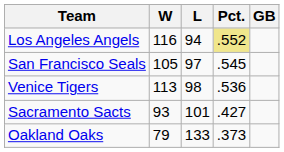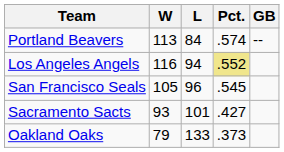+ row: (66, 40)
(193, 64) 97 -> (193, 87) 96
- row: (53, 87)
